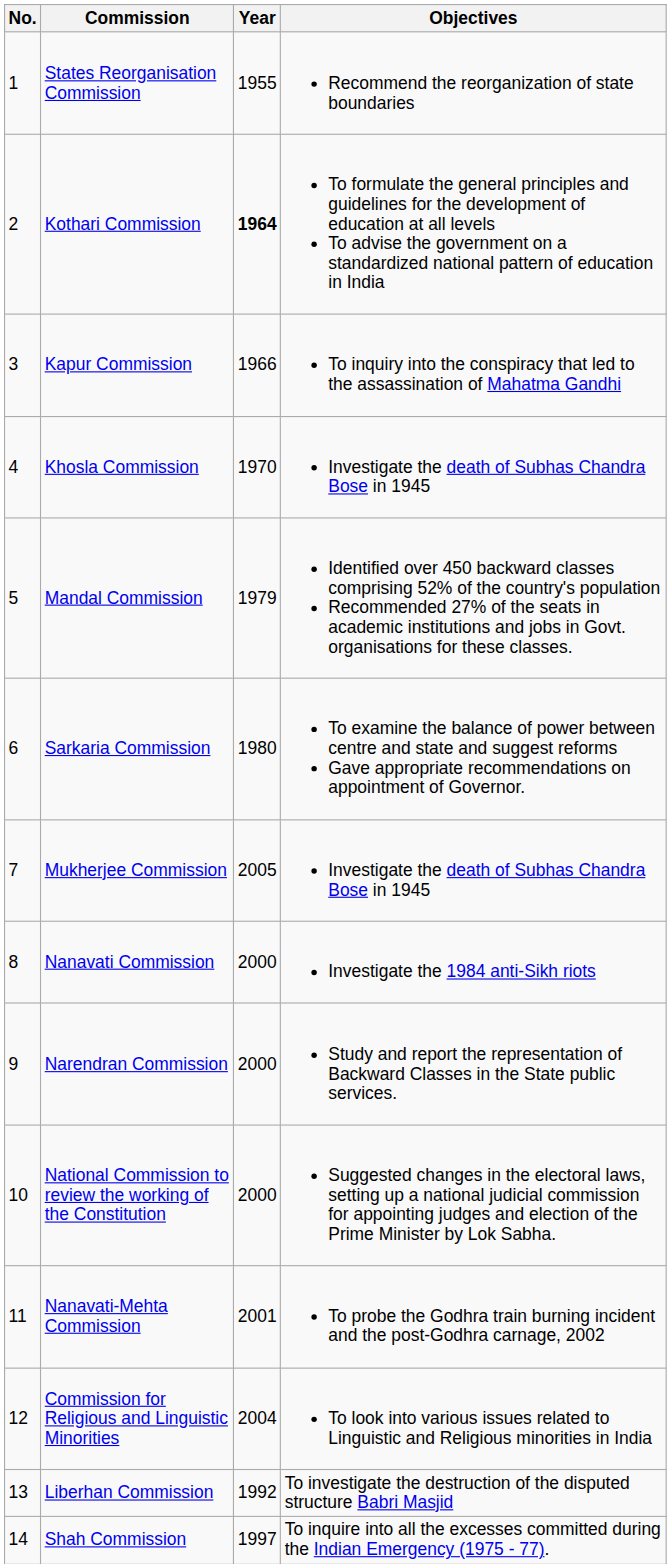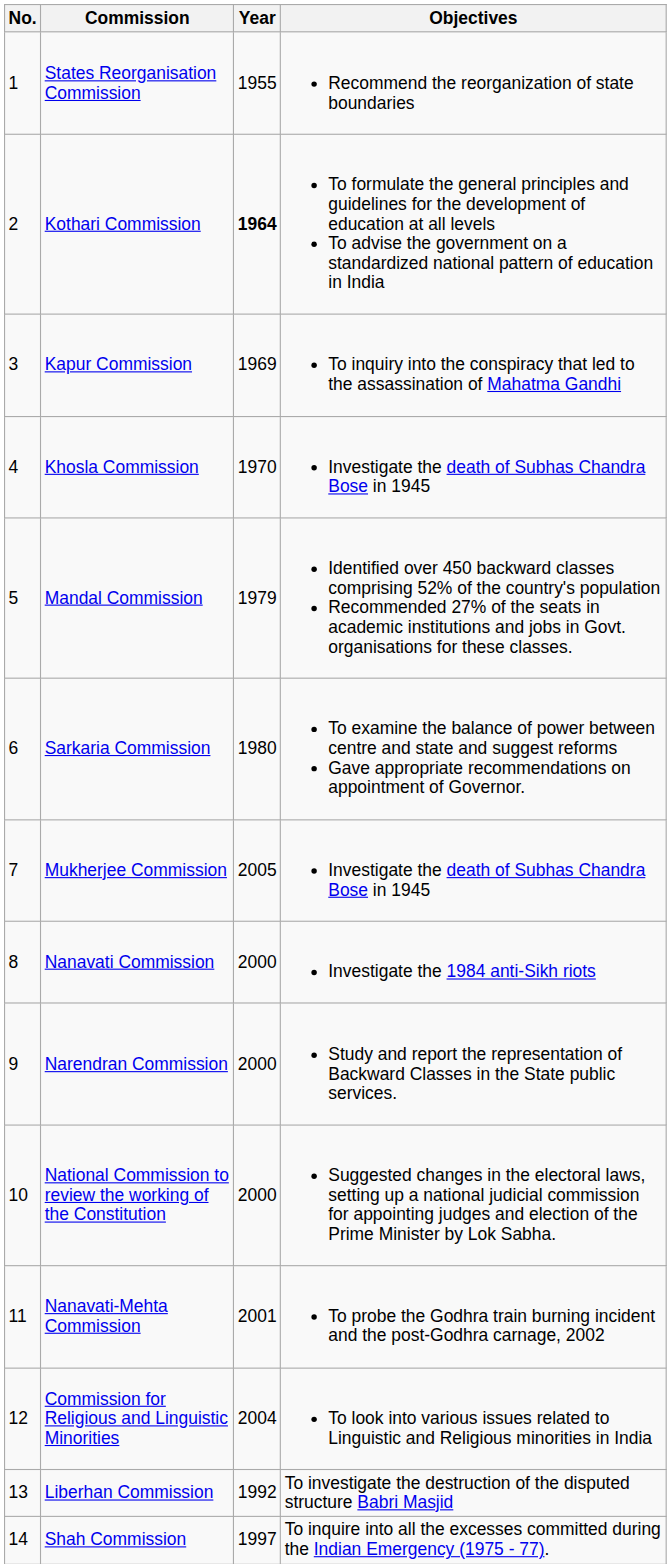(257, 365) 1966 -> (257, 365) 1969
